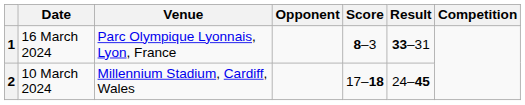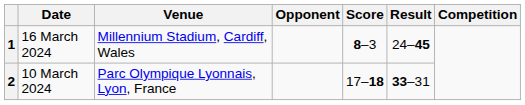(177, 44) Parc Olympique Lyonnais, Lyon, France -> (182, 44) Millennium Stadium, Cardiff, Wales
(411, 44) 33–31 -> (411, 44) 24–45
(182, 81) Millennium Stadium, Cardiff, Wales -> (177, 81) Parc Olympique Lyonnais, Lyon, France
(411, 81) 24–45 -> (411, 81) 33–31
